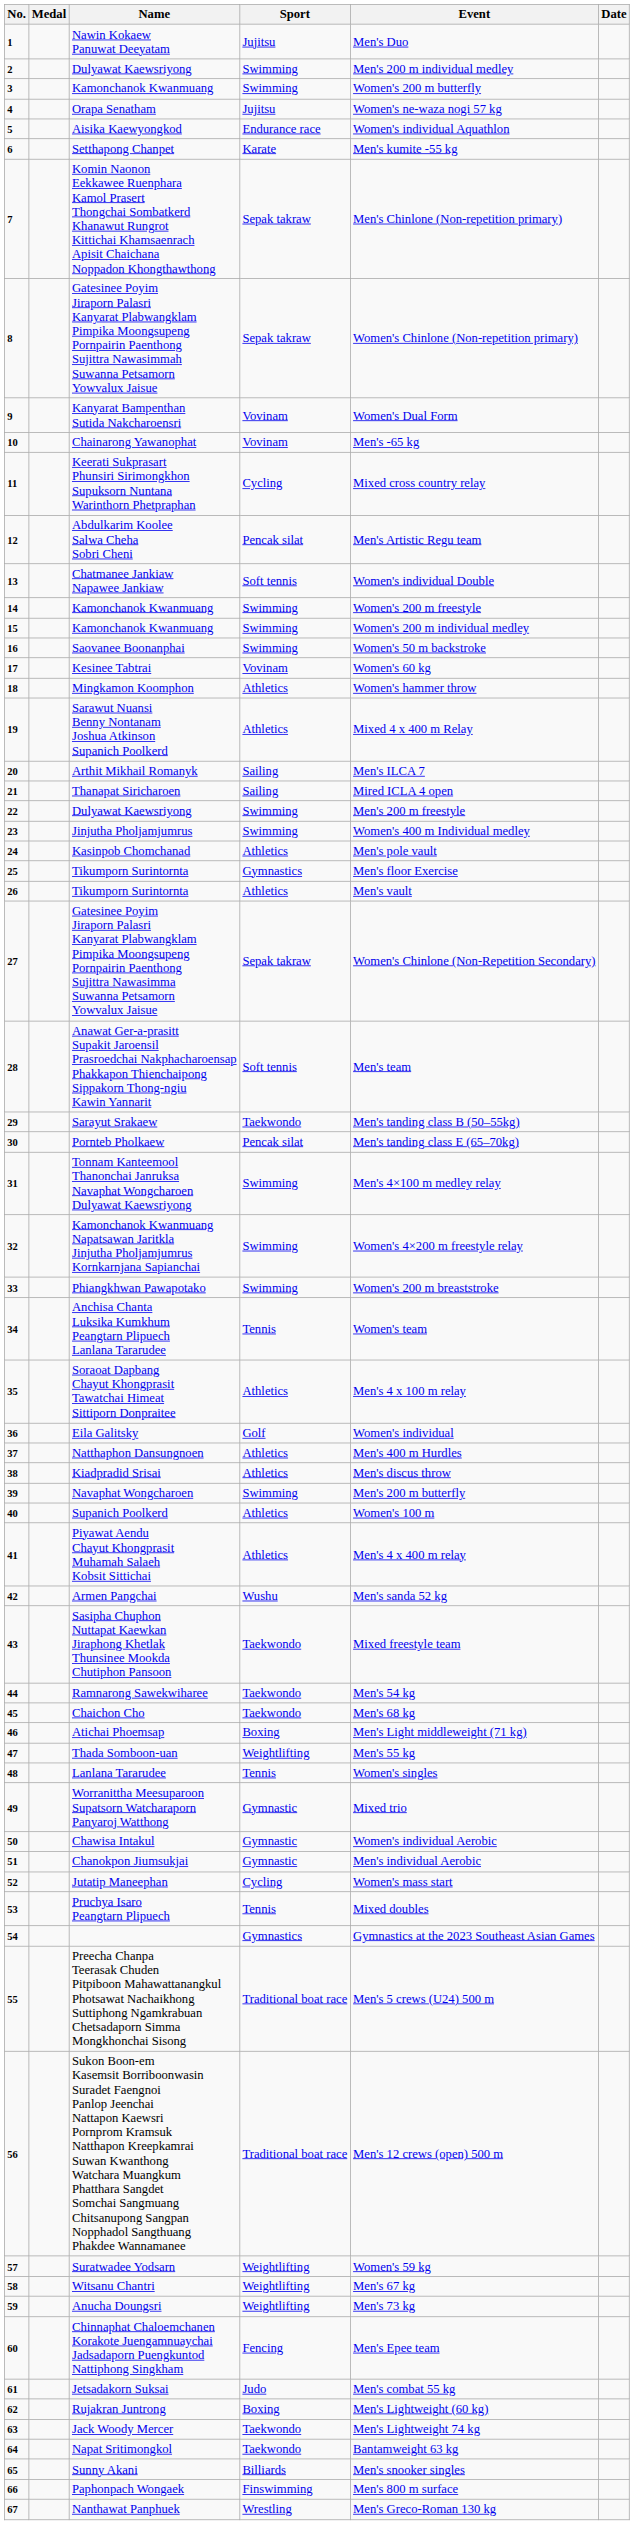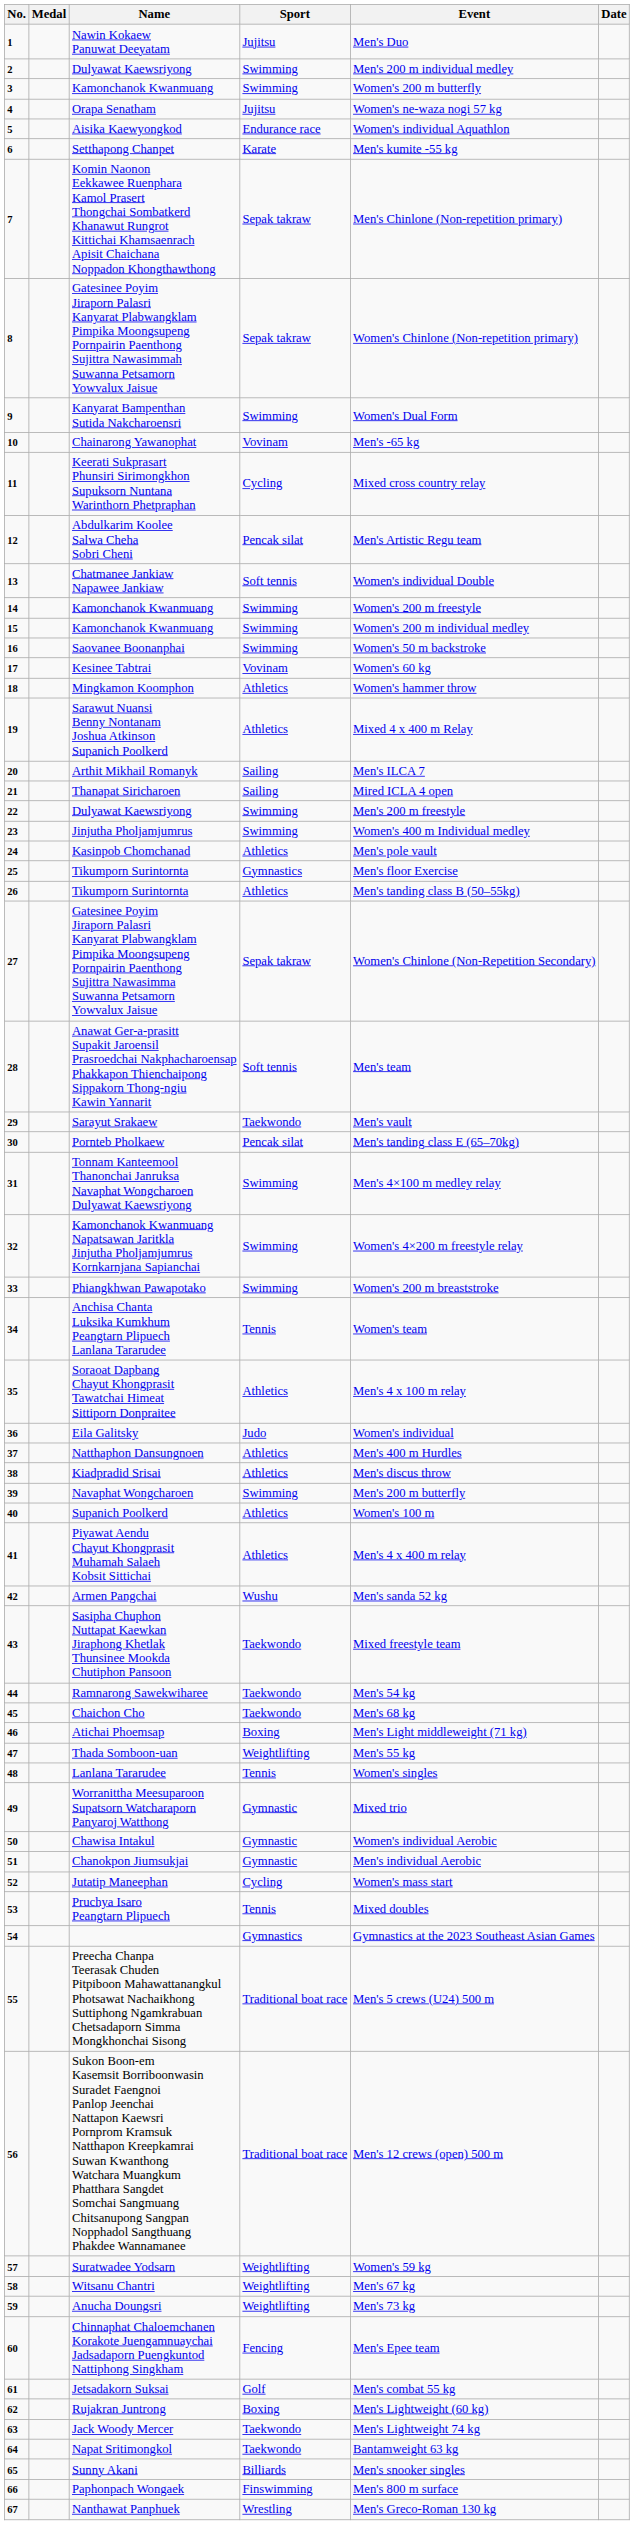(265, 415) Vovinam -> (270, 415) Swimming
(382, 891) Men's vault -> (436, 891) Men's tanding class B (50–55kg)
(436, 1122) Men's tanding class B (50–55kg) -> (382, 1122) Men's vault
(254, 1432) Golf -> (254, 1432) Judo
(254, 2389) Judo -> (254, 2389) Golf
